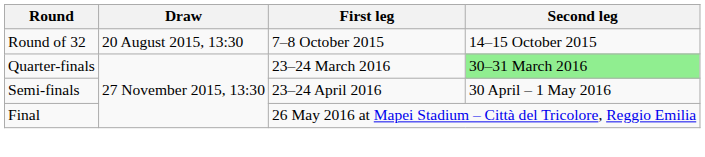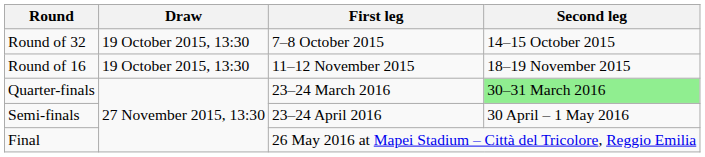(173, 41) 20 August 2015, 13:30 -> (176, 41) 19 October 2015, 13:30
+ row: (47, 66)
